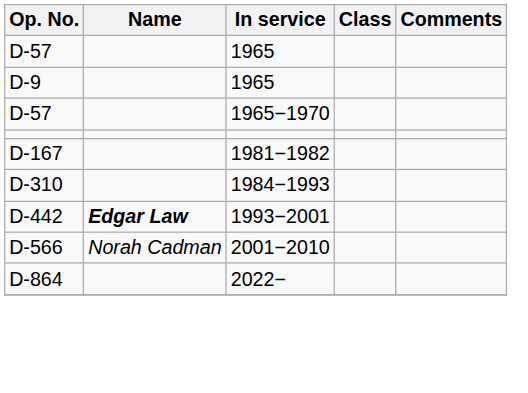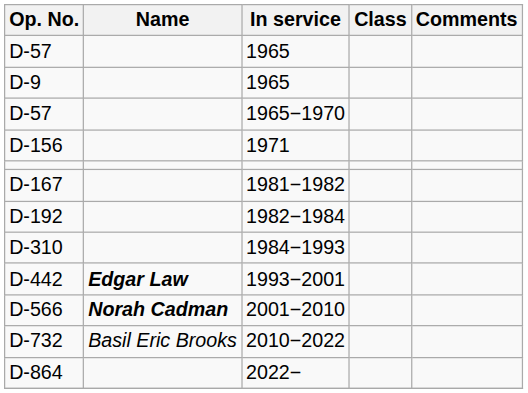+ row: (36, 144)
+ row: (36, 216)
(155, 247) normal -> (158, 310) bold
+ row: (36, 341)
